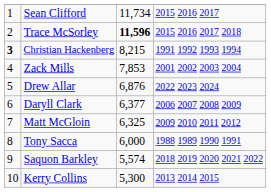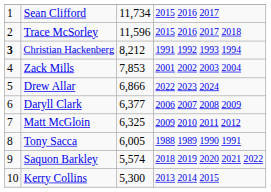(135, 31) bold -> (135, 31) normal
(132, 50) 8,215 -> (132, 50) 8,212
(132, 86) 6,876 -> (132, 86) 6,866
(132, 141) 6,000 -> (132, 141) 6,005
